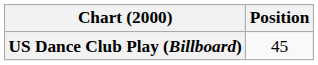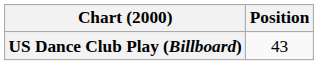(280, 45) 45 -> (280, 45) 43
